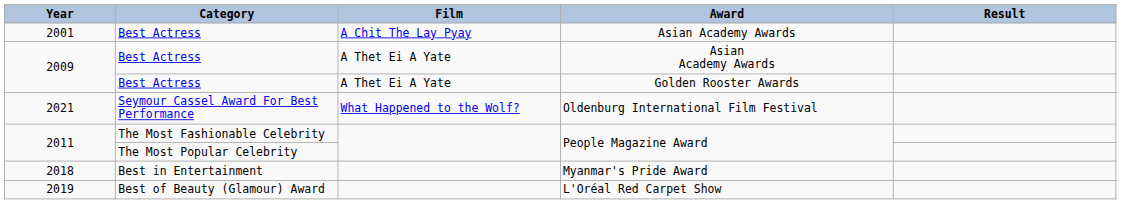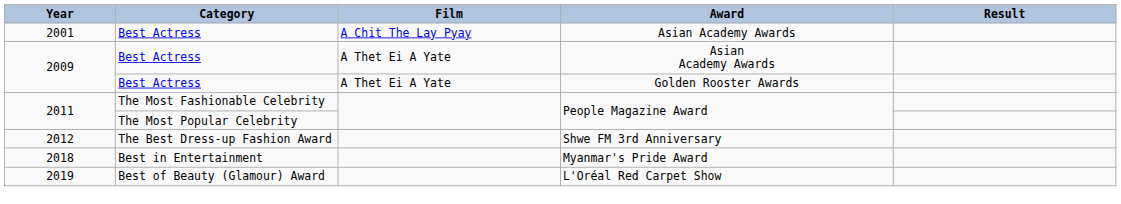- row: (60, 108)
+ row: (60, 139)
